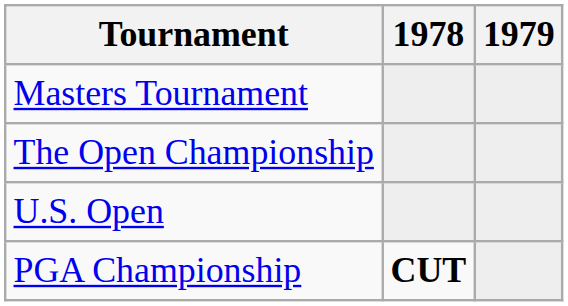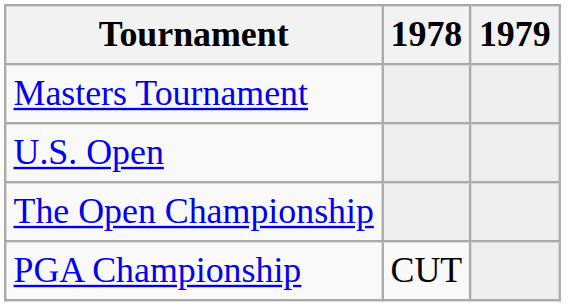rows swapped: (89, 211) <-> (194, 152)
(428, 270) bold -> (426, 270) normal
